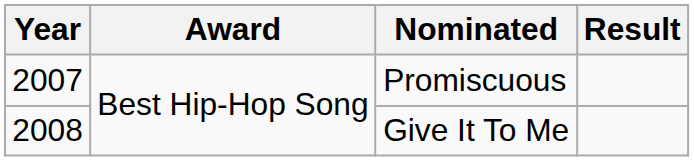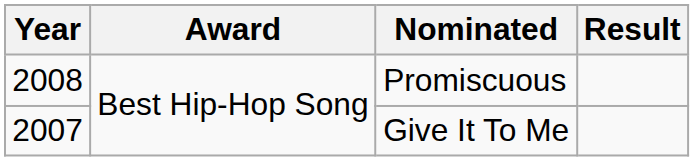(48, 79) 2007 -> (48, 79) 2008
(48, 130) 2008 -> (48, 130) 2007
